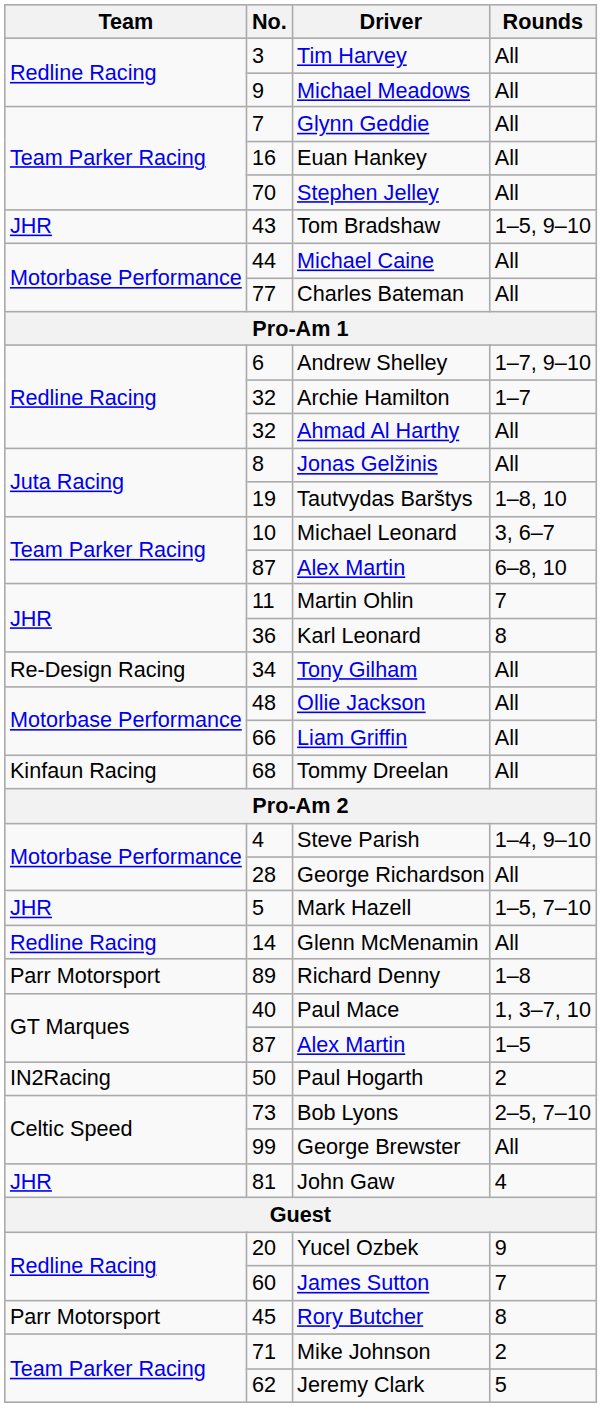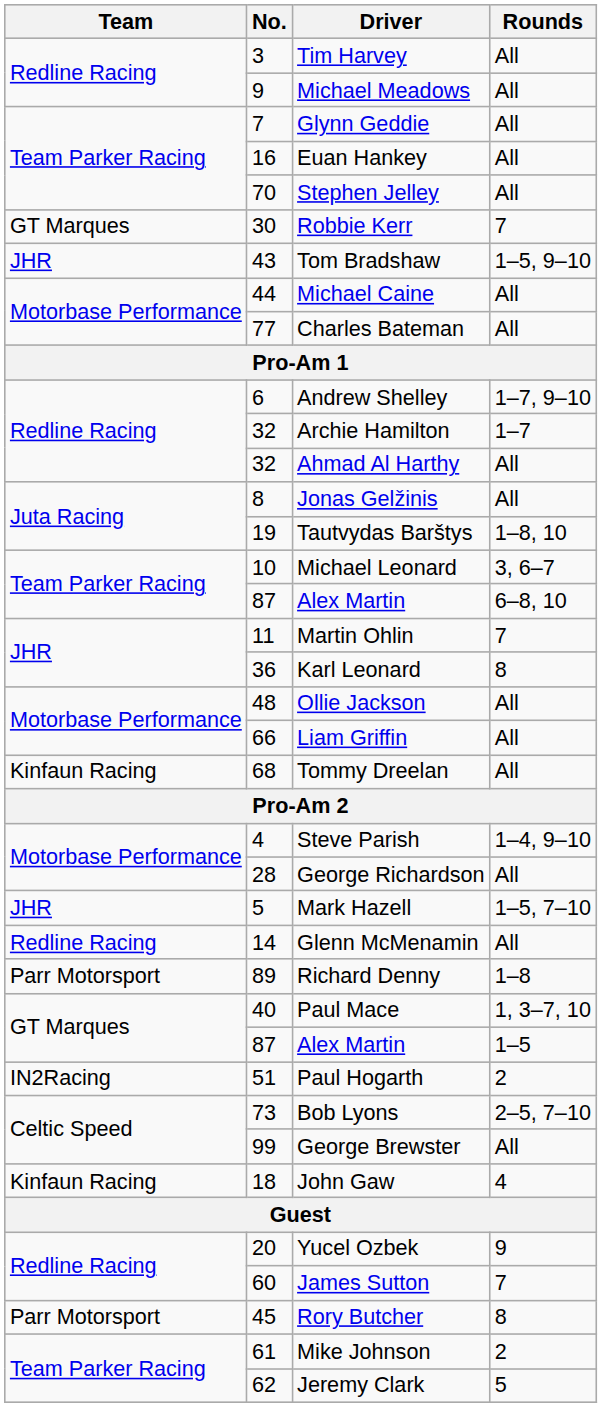+ row: (355, 226)
- row: (357, 669)
(264, 1078) 50 -> (264, 1078) 51
(31, 1180) JHR -> (83, 1180) Kinfaun Racing
(264, 1180) 81 -> (264, 1180) 18
(264, 1351) 71 -> (264, 1351) 61
